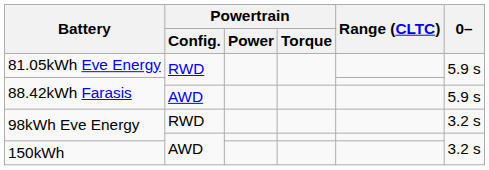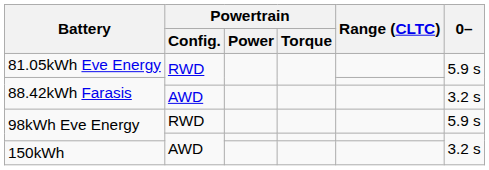(464, 96) 5.9 s -> (464, 96) 3.2 s
(464, 121) 3.2 s -> (464, 121) 5.9 s
